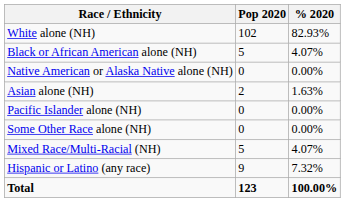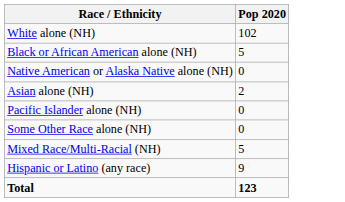- column: (314, 14)
